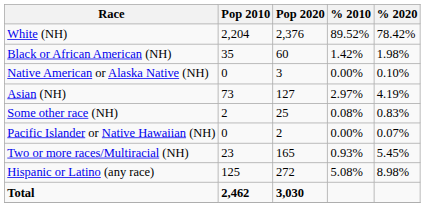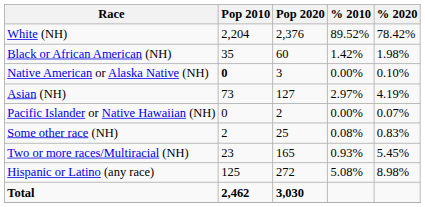(224, 73) normal -> (224, 73) bold
rows swapped: (111, 133) <-> (63, 113)
